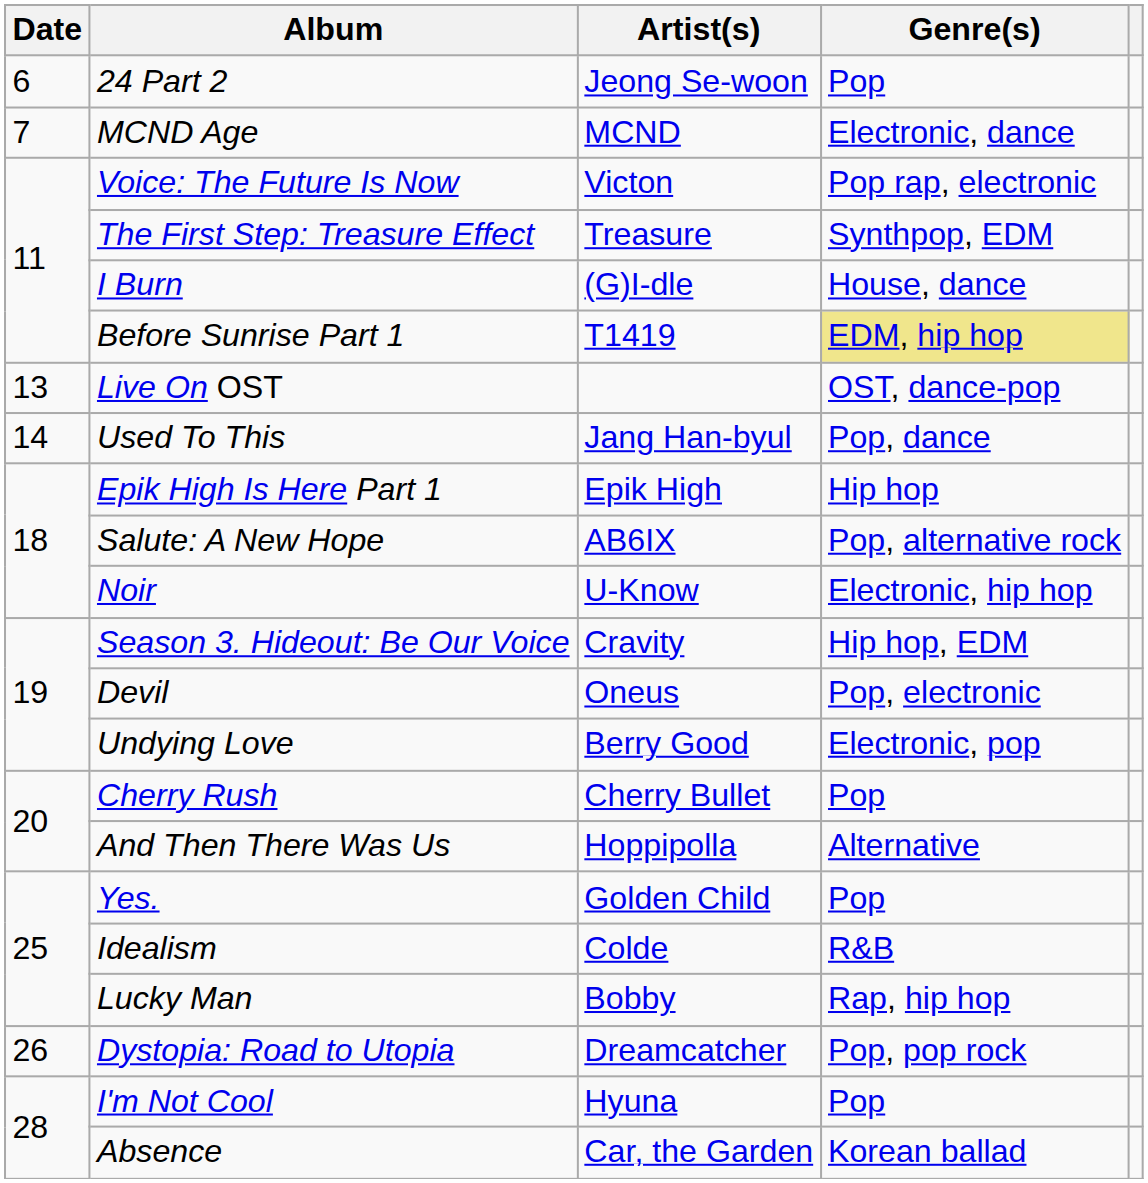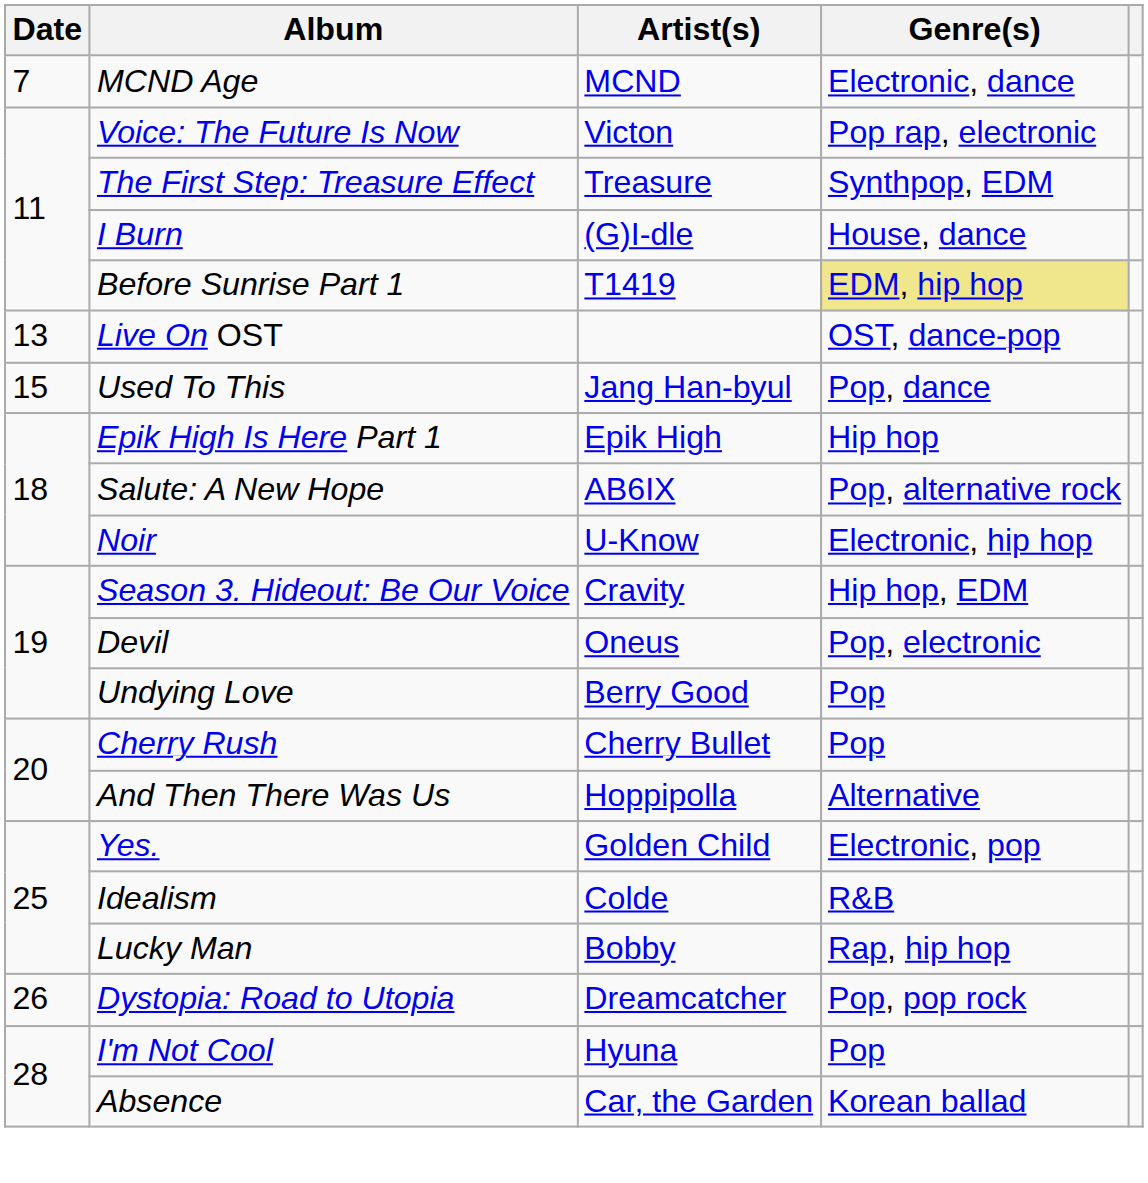- row: (162, 81)
(30, 438) 14 -> (30, 387) 15
(934, 744) Electronic, pop -> (857, 693) Pop
(857, 897) Pop -> (934, 846) Electronic, pop
